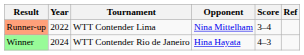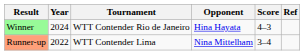rows swapped: (26, 27) <-> (20, 42)
